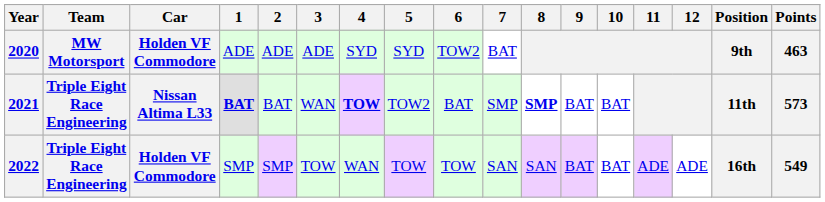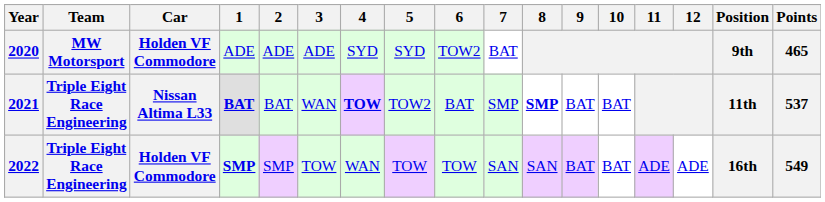(796, 52) 463 -> (797, 52) 465
(796, 104) 573 -> (797, 104) 537
(239, 166) normal -> (239, 166) bold
